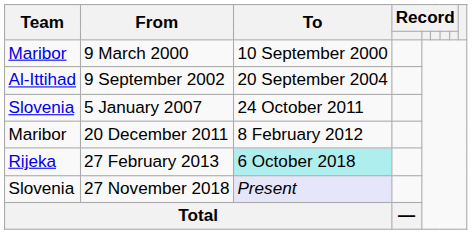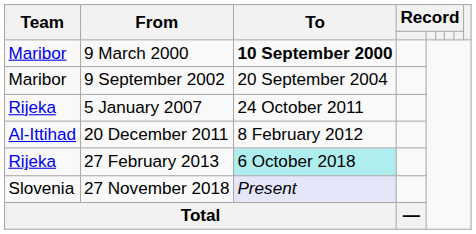(313, 53) normal -> (315, 53) bold
(42, 80) Al-Ittihad -> (37, 80) Maribor
(41, 107) Slovenia -> (32, 107) Rijeka
(37, 134) Maribor -> (42, 134) Al-Ittihad
